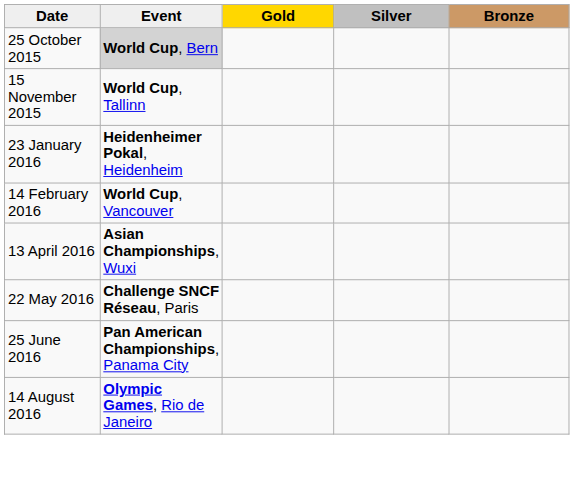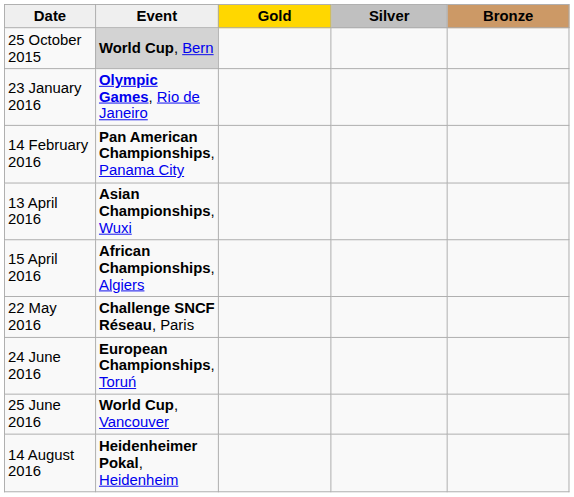- row: (42, 96)
(153, 154) Heidenheimer Pokal, Heidenheim -> (149, 96) Olympic Games, Rio de Janeiro
(143, 202) World Cup, Vancouver -> (157, 154) Pan American Championships, Panama City
+ row: (33, 268)
+ row: (34, 365)
(161, 348) Pan American Championships, Panama City -> (139, 414) World Cup, Vancouver
(154, 405) Olympic Games, Rio de Janeiro -> (148, 463) Heidenheimer Pokal, Heidenheim
